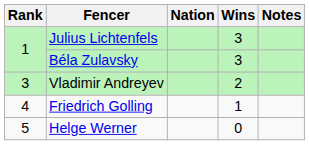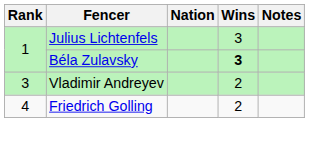(238, 60) normal -> (238, 60) bold
(238, 106) 1 -> (238, 106) 2
- row: (93, 128)
